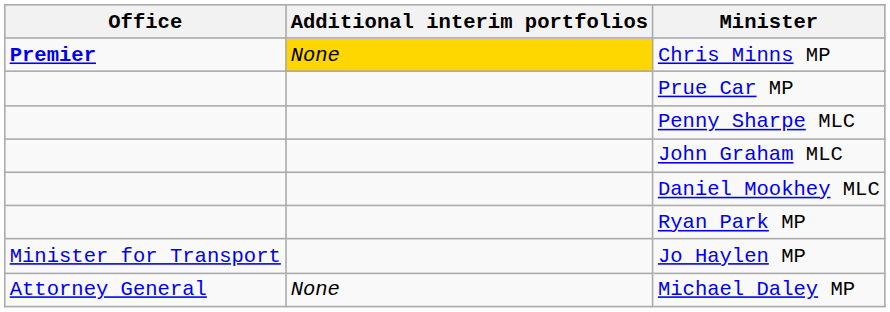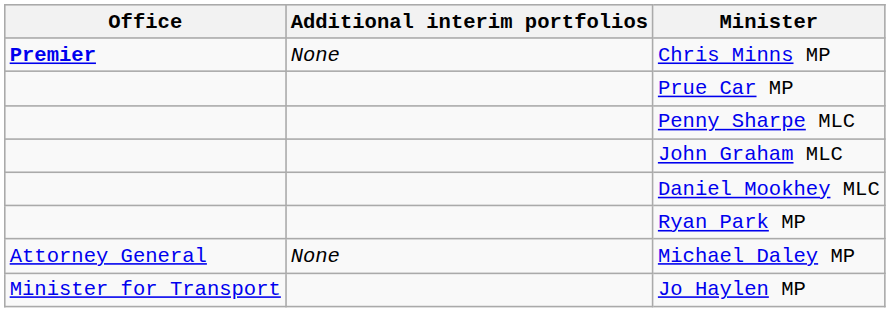(315, 55) gold background -> (315, 55) no background
rows swapped: (732, 256) <-> (757, 289)
